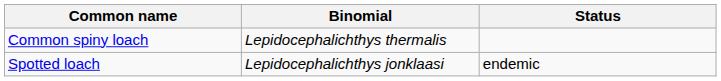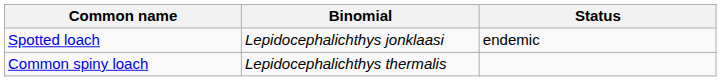rows swapped: (54, 64) <-> (78, 40)
